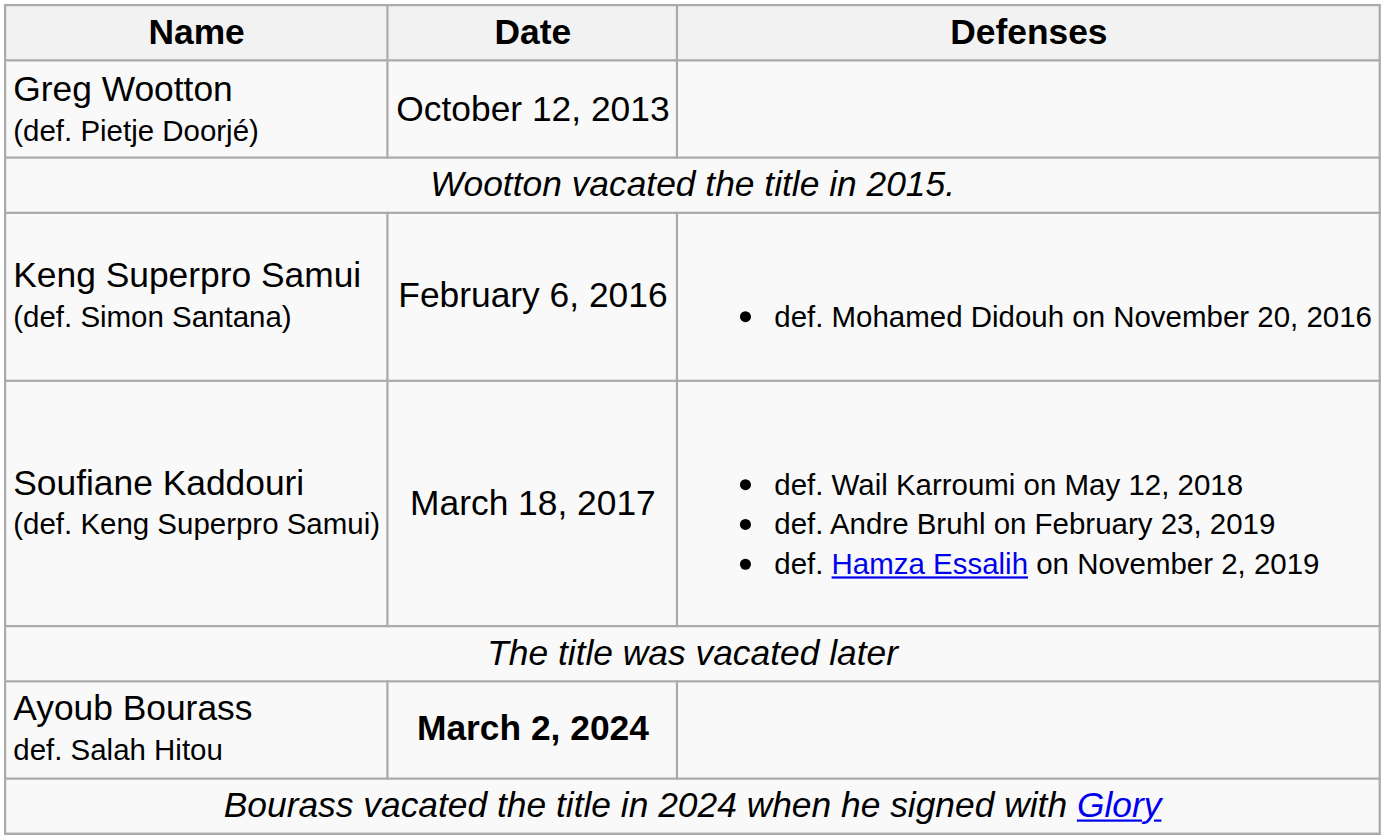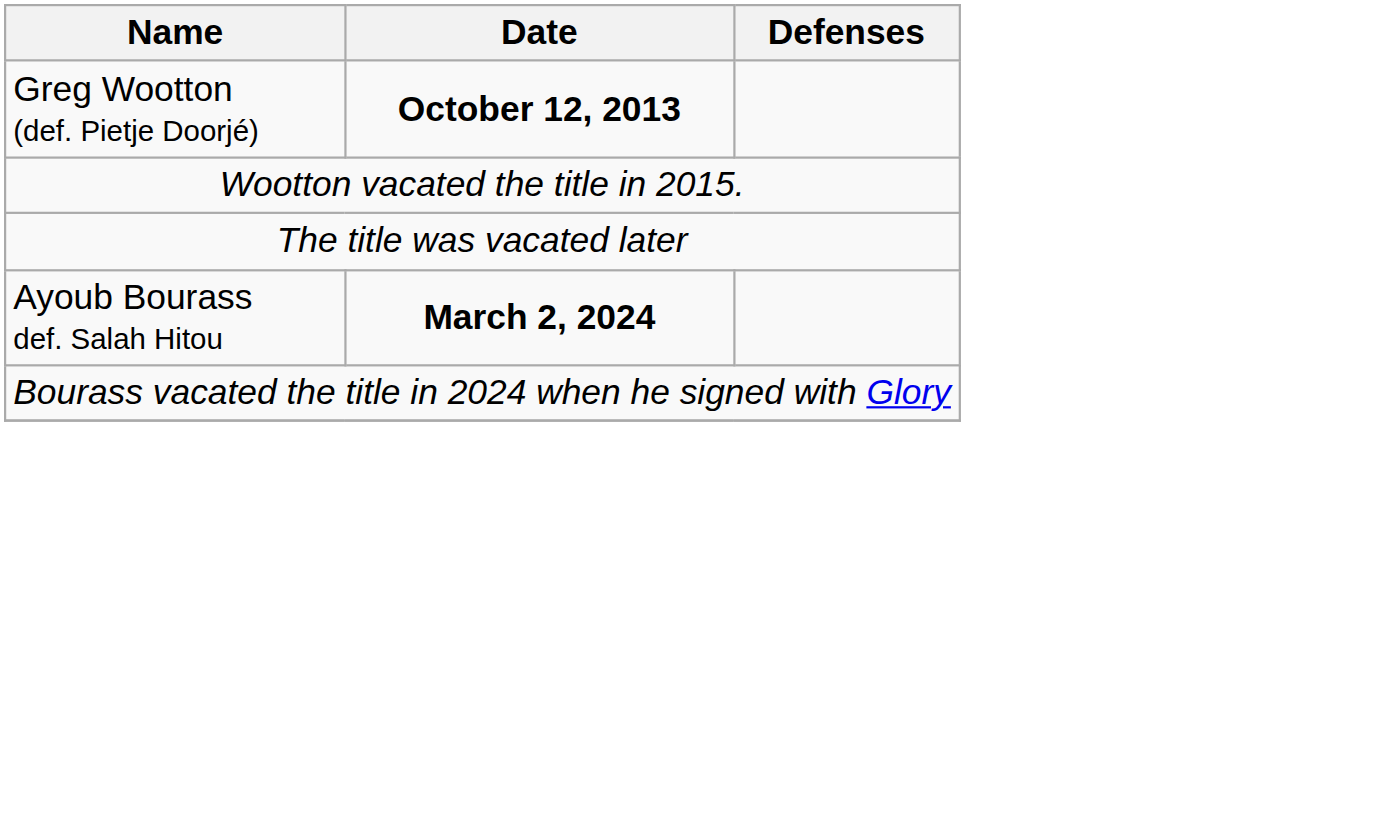(533, 108) normal -> (539, 108) bold
- row: (187, 295)
- row: (197, 502)
